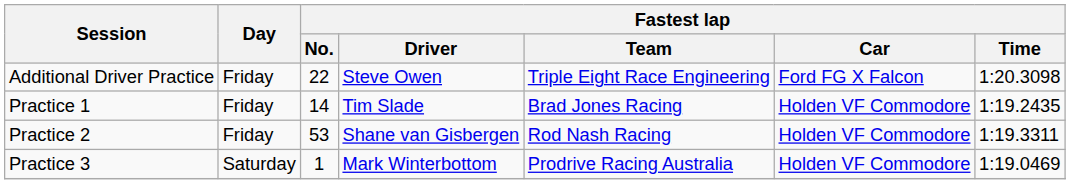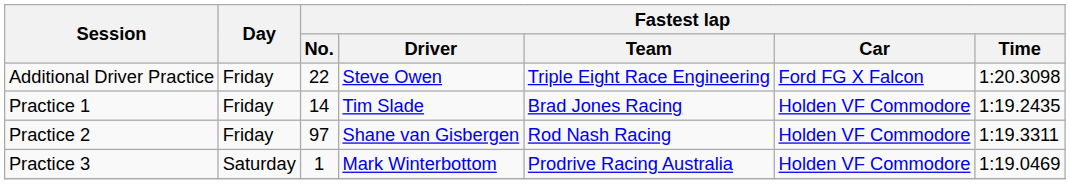(319, 135) 53 -> (319, 135) 97
